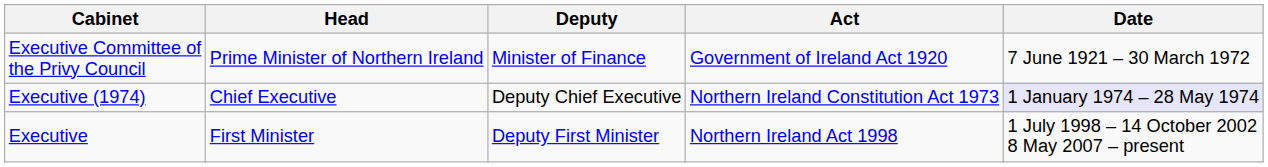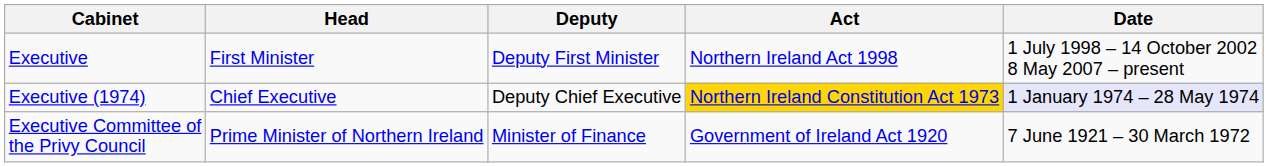rows swapped: (105, 58) <-> (48, 136)
(845, 97) no background -> (845, 97) gold background
